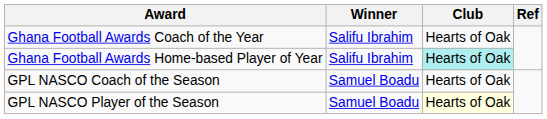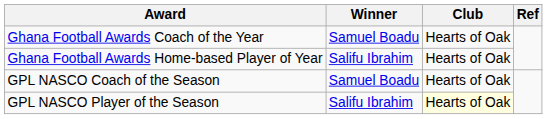(371, 37) Salifu Ibrahim -> (374, 37) Samuel Boadu
(468, 59) paleturquoise background -> (468, 59) no background
(374, 102) Samuel Boadu -> (371, 102) Salifu Ibrahim
